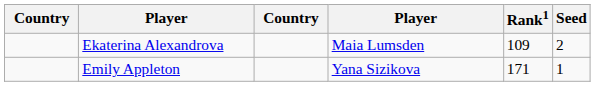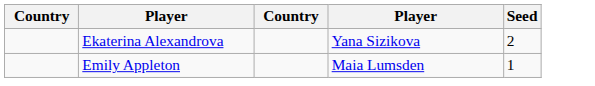- column: (528, 18)
(378, 45) Maia Lumsden -> (376, 41) Yana Sizikova
(376, 69) Yana Sizikova -> (378, 65) Maia Lumsden
